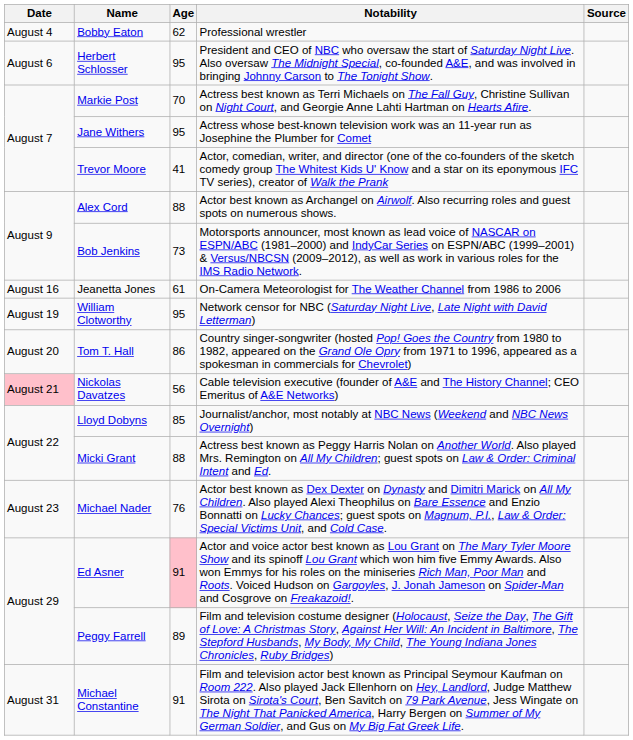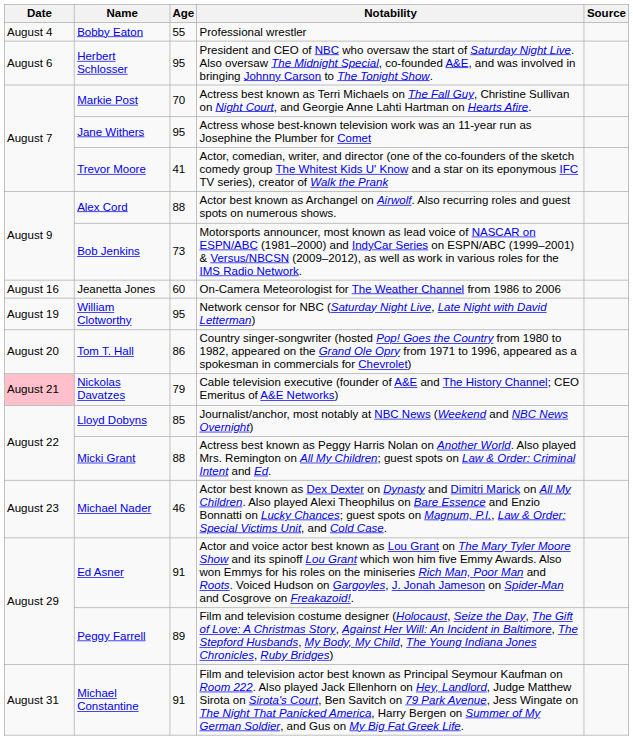(179, 31) 62 -> (179, 31) 55
(179, 289) 61 -> (179, 289) 60
(179, 389) 56 -> (179, 389) 79
(179, 509) 76 -> (179, 509) 46
(179, 572) pink background -> (179, 572) no background
